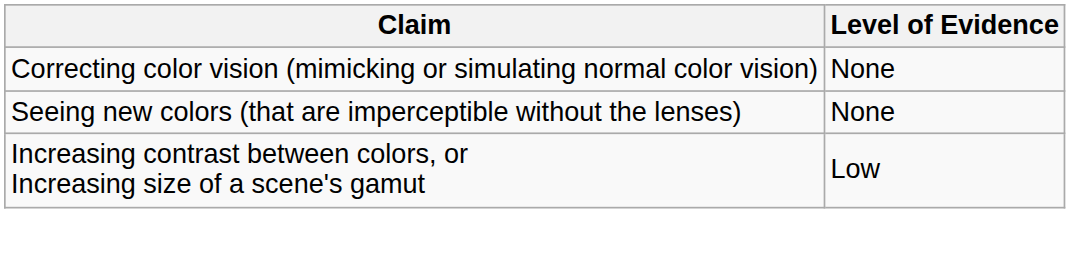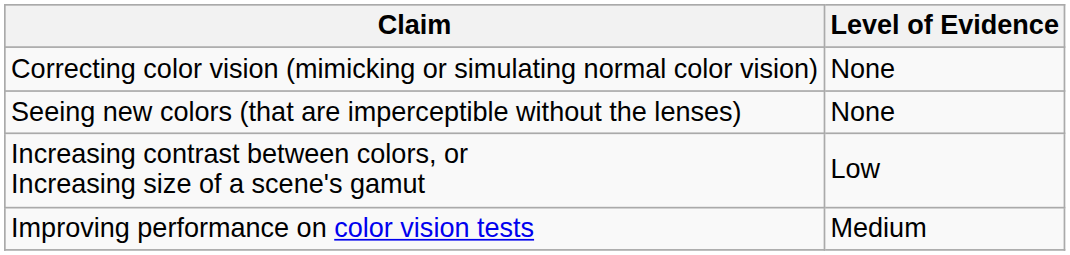+ row: (273, 227)
